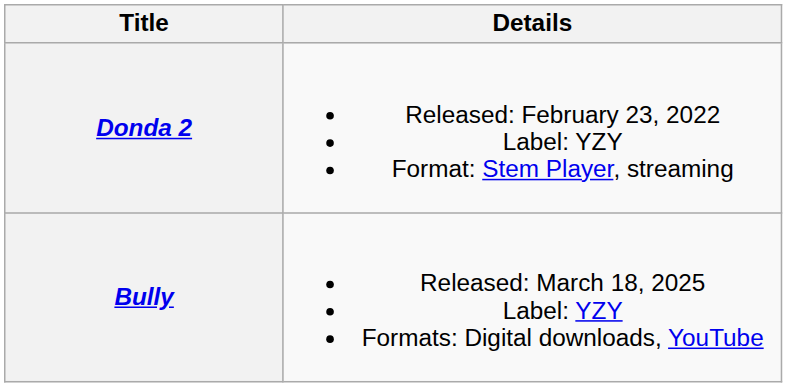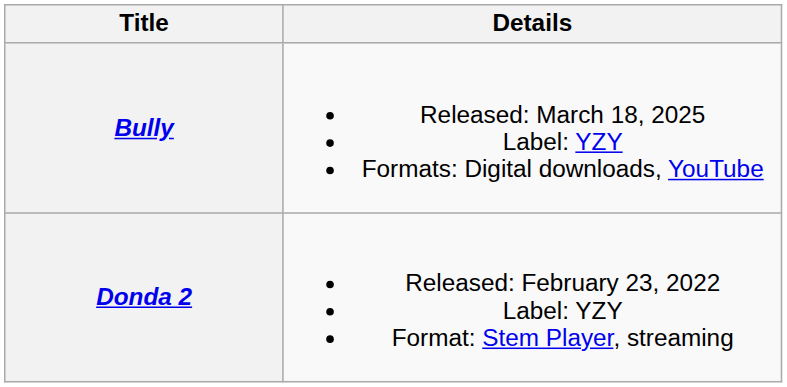rows swapped: (144, 127) <-> (144, 297)
